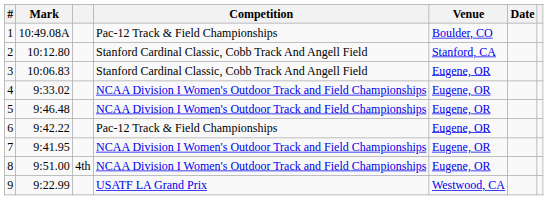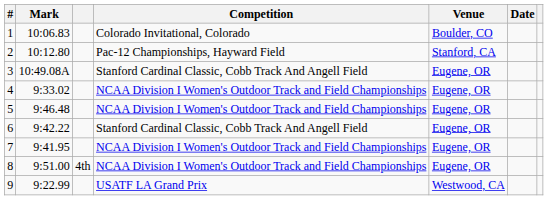(44, 33) 10:49.08A -> (49, 33) 10:06.83
(187, 33) Pac-12 Track & Field Championships -> (173, 33) Colorado Invitational, Colorado
(232, 52) Stanford Cardinal Classic, Cobb Track And Angell Field -> (190, 52) Pac-12 Championships, Hayward Field
(49, 71) 10:06.83 -> (44, 71) 10:49.08A
(187, 128) Pac-12 Track & Field Championships -> (232, 128) Stanford Cardinal Classic, Cobb Track And Angell Field
